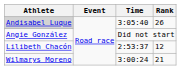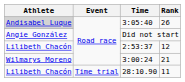+ row: (140, 71)
